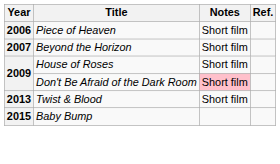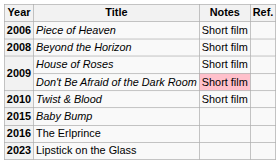(19, 47) 2007 -> (19, 47) 2008
(19, 99) 2013 -> (19, 99) 2010
+ row: (68, 133)
+ row: (86, 151)
